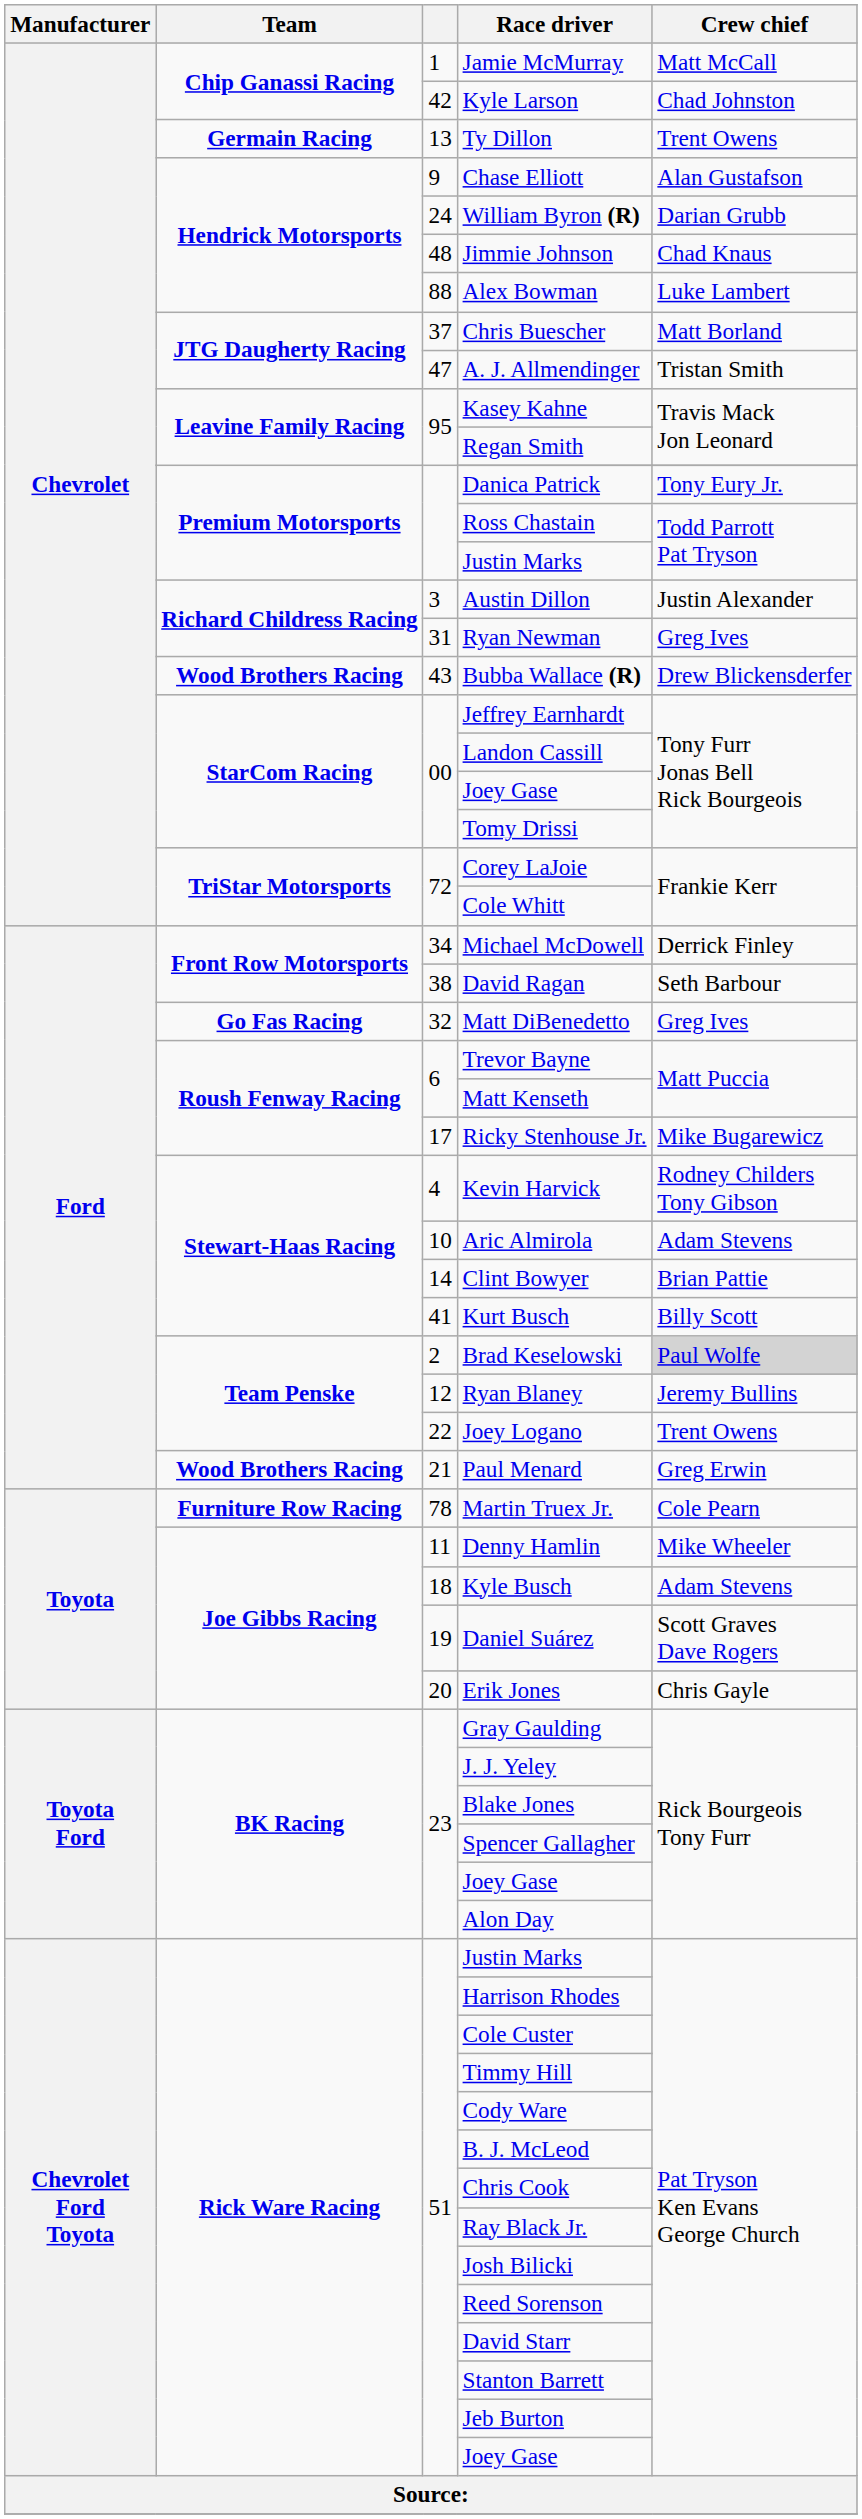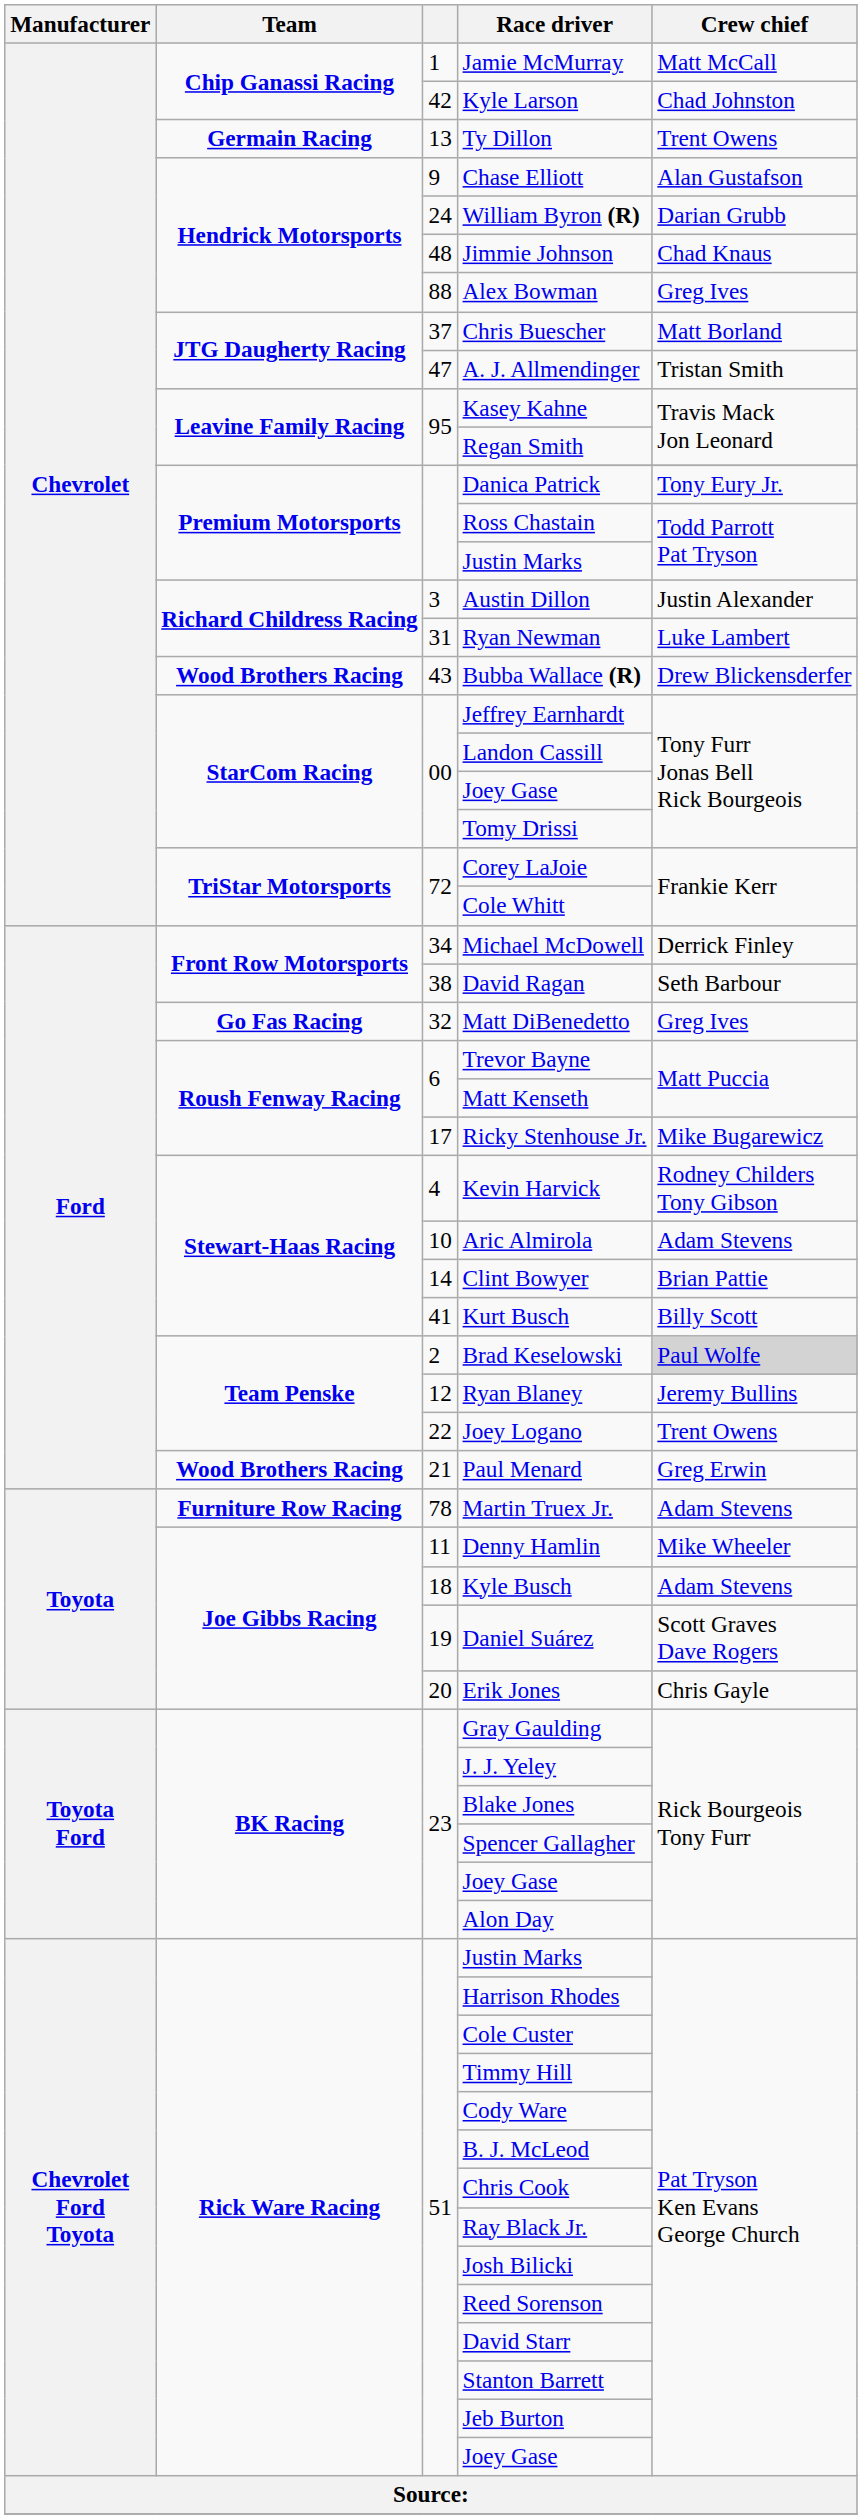(723, 292) Luke Lambert -> (703, 292) Greg Ives
(703, 637) Greg Ives -> (723, 637) Luke Lambert
(709, 1508) Cole Pearn -> (725, 1508) Adam Stevens
